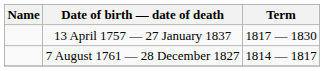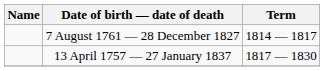rows swapped: (143, 55) <-> (143, 35)
